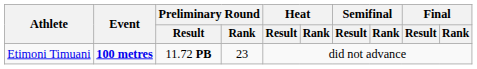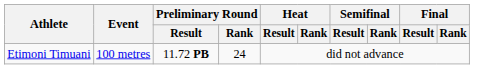(125, 54) bold -> (123, 54) normal
(242, 54) 23 -> (240, 54) 24
